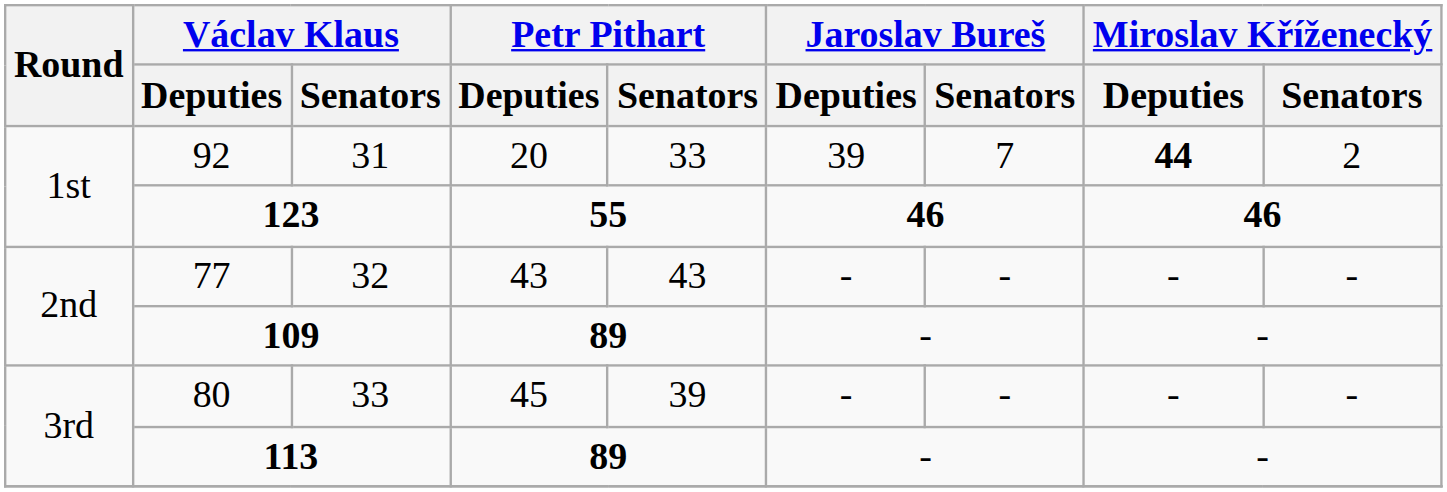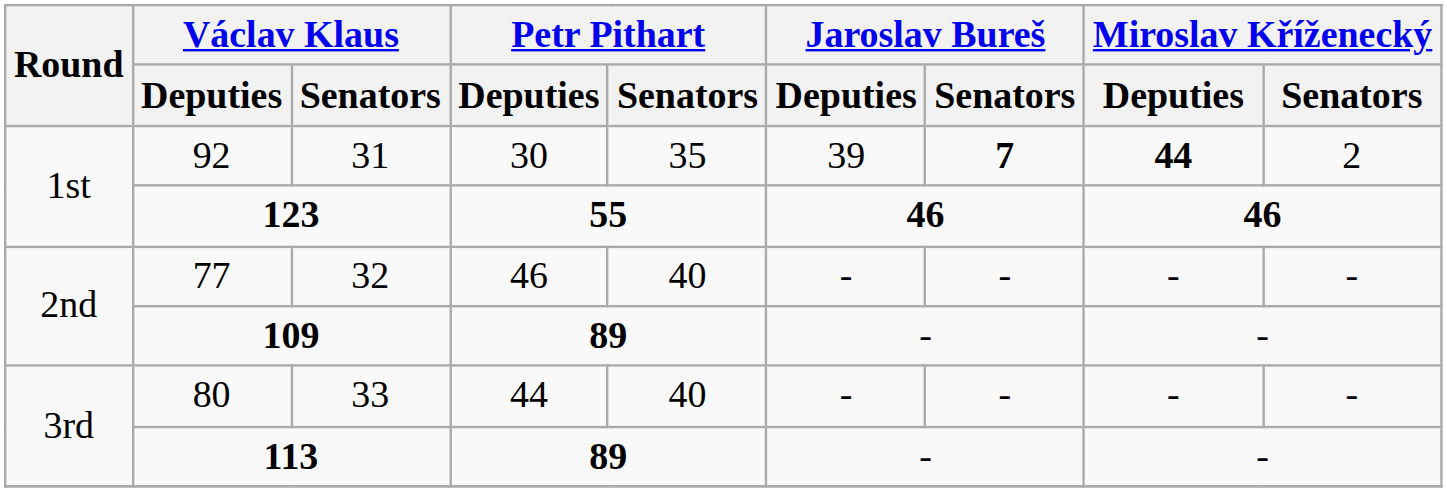(529, 154) 20 -> (529, 154) 30
(688, 154) 33 -> (688, 154) 35
(1005, 154) normal -> (1005, 154) bold
(529, 275) 43 -> (529, 275) 46
(688, 275) 43 -> (688, 275) 40
(529, 395) 45 -> (529, 395) 44
(688, 395) 39 -> (688, 395) 40
